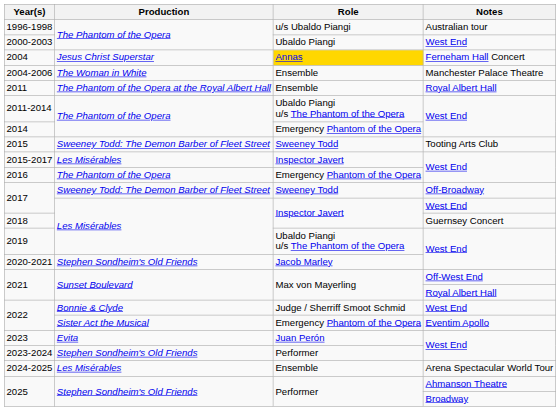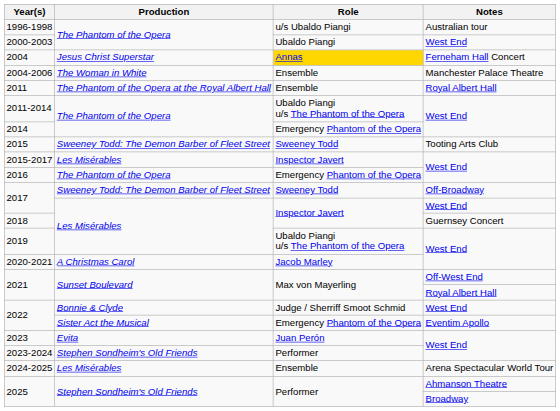(127, 262) Stephen Sondheim's Old Friends -> (96, 262) A Christmas Carol
